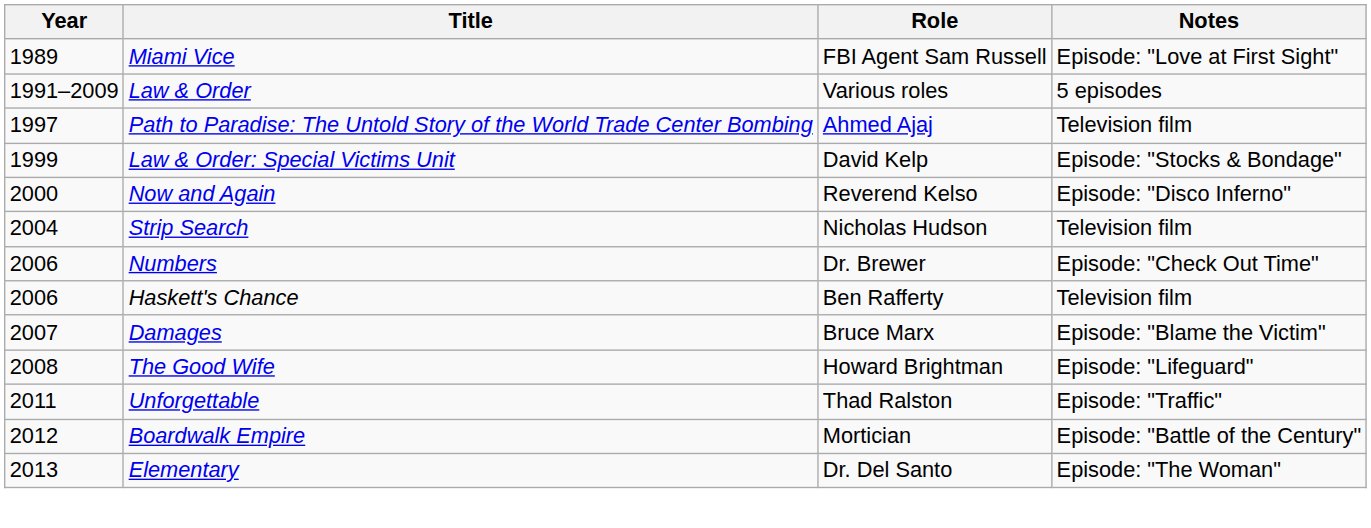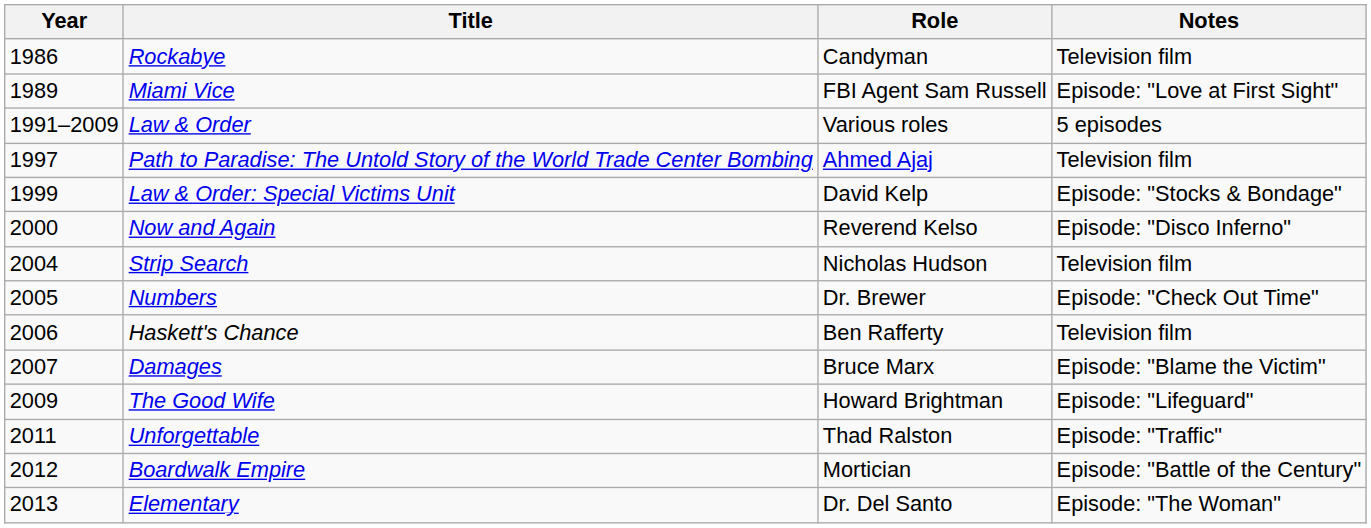+ row: (177, 56)
(34, 263) 2006 -> (34, 297) 2005
(34, 366) 2008 -> (34, 401) 2009
